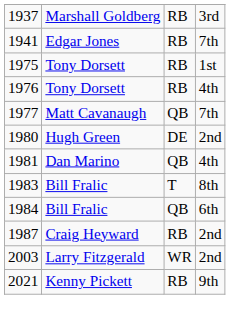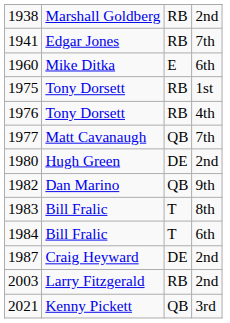- row: (23, 16)
+ row: (23, 16)
+ row: (23, 64)
- row: (23, 161)
+ row: (23, 185)
(178, 209) QB -> (172, 233) T
(177, 233) RB -> (177, 257) DE
(180, 257) WR -> (177, 281) RB
(177, 281) RB -> (178, 305) QB
(209, 281) 9th -> (206, 305) 3rd
